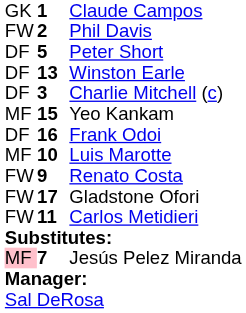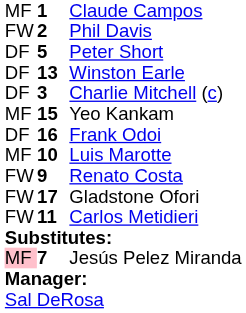(18, 10) GK -> (18, 10) MF
